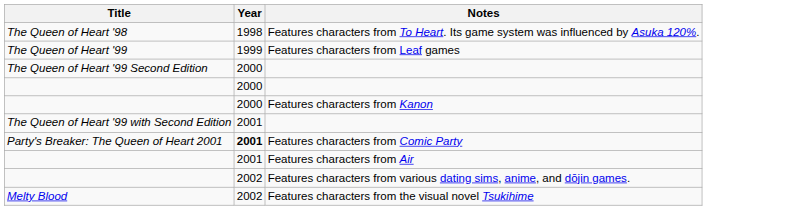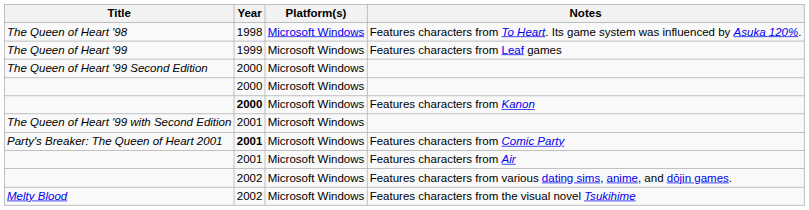+ column: (316, 13)
(250, 104) normal -> (250, 104) bold
